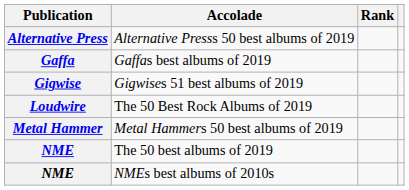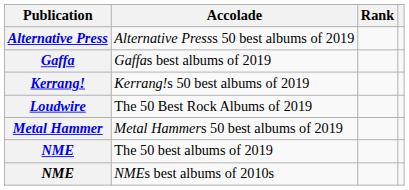- row: (209, 83)
+ row: (212, 83)
